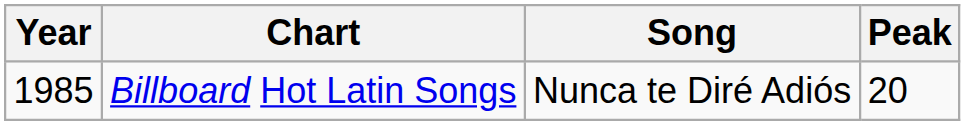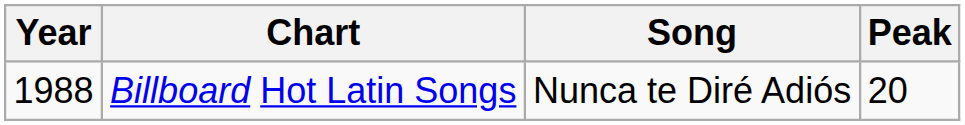(53, 90) 1985 -> (53, 90) 1988
